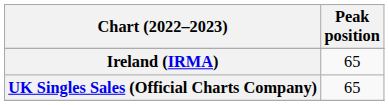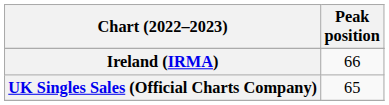(352, 61) 65 -> (352, 61) 66
